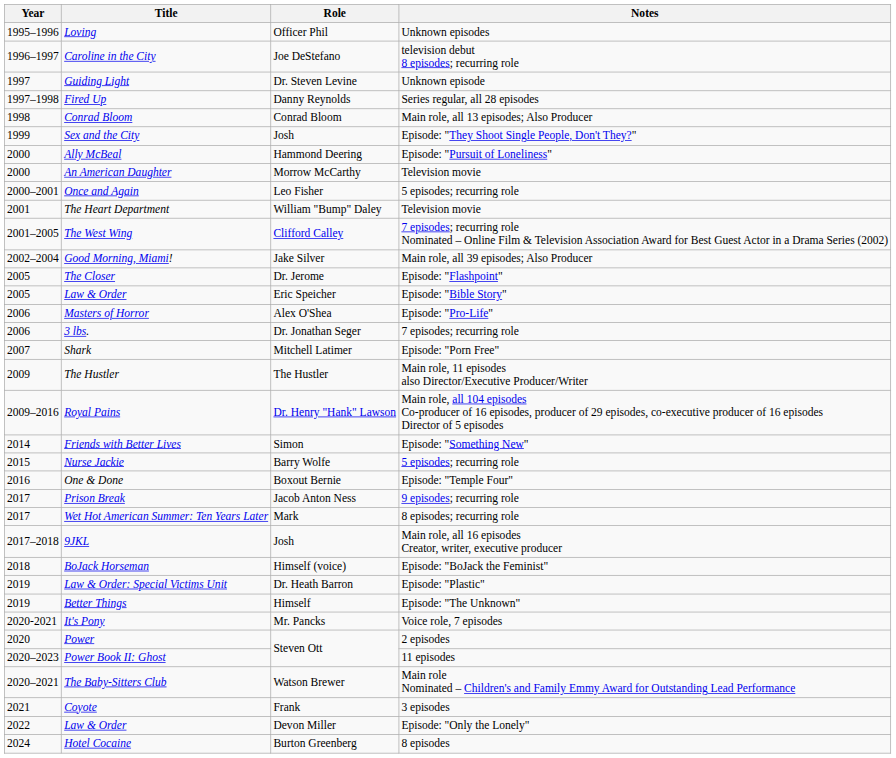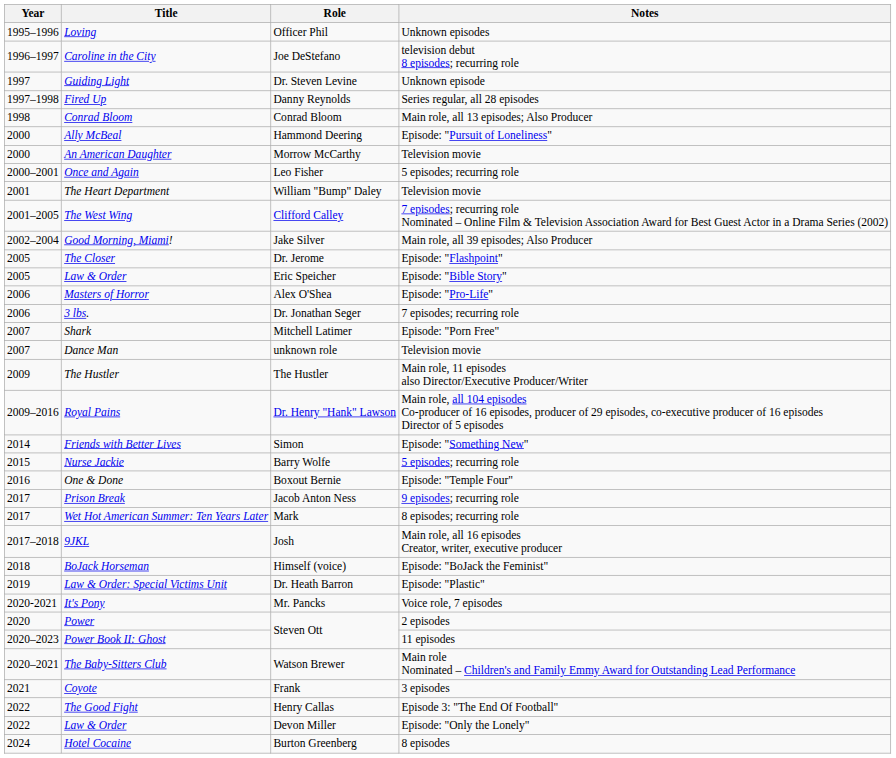- row: (102, 136)
+ row: (91, 350)
- row: (95, 602)
+ row: (101, 707)
